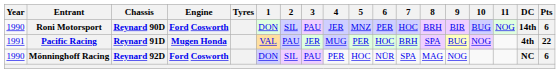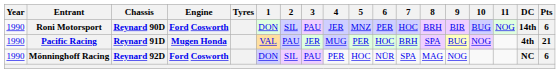(16, 42) 1991 -> (16, 42) 1990
(547, 42) 22 -> (547, 42) 21
